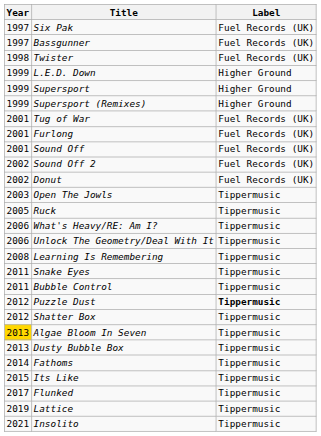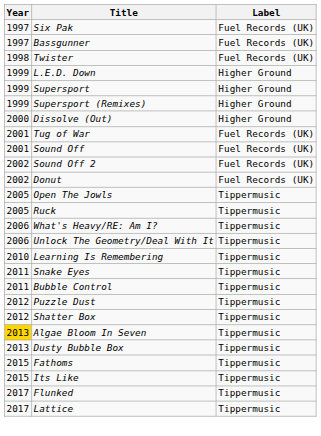+ row: (73, 119)
- row: (53, 134)
(18, 195) 2003 -> (18, 195) 2005
(18, 256) 2008 -> (18, 256) 2010
(249, 302) bold -> (249, 302) normal
(18, 363) 2014 -> (18, 363) 2015
(18, 409) 2019 -> (18, 409) 2017
- row: (56, 424)
